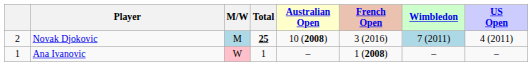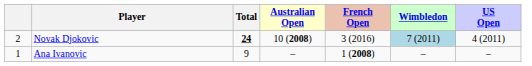- column: (237, 17)
(264, 38) 25 -> (246, 38) 24
(264, 54) 1 -> (246, 54) 9
